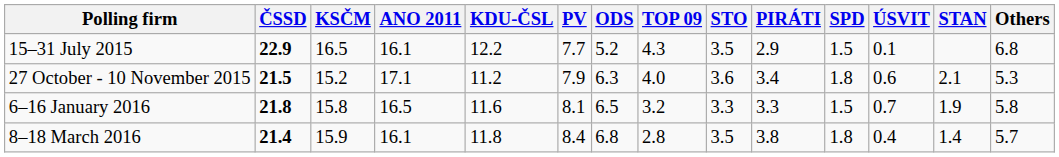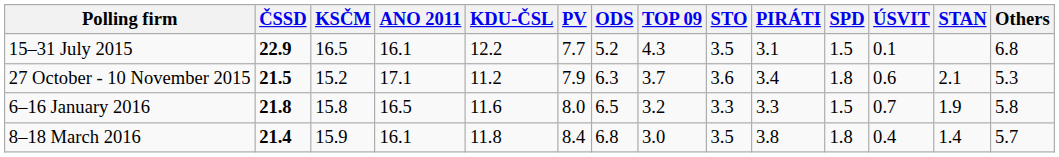(768, 48) 2.9 -> (768, 48) 3.1
(654, 78) 4.0 -> (654, 78) 3.7
(574, 107) 8.1 -> (574, 107) 8.0
(654, 136) 2.8 -> (654, 136) 3.0
